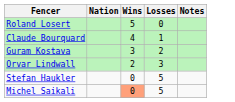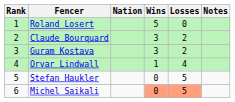+ column: (16, 11)
(132, 38) 4 -> (156, 38) 3
(161, 38) 1 -> (185, 38) 2
(132, 64) 2 -> (156, 64) 1
(161, 64) 3 -> (185, 64) 4
(161, 91) no background -> (185, 91) lightsalmon background
